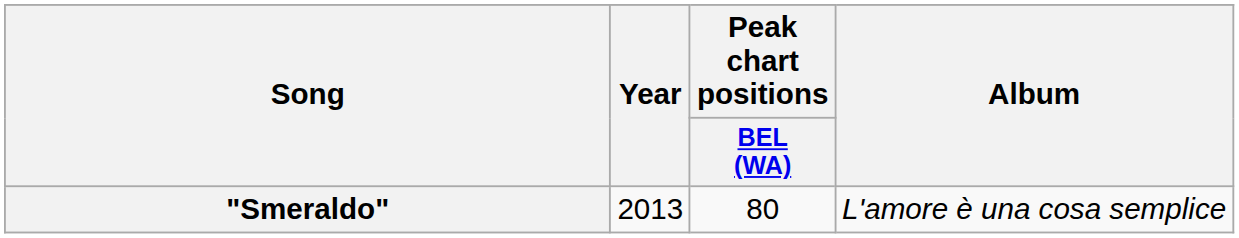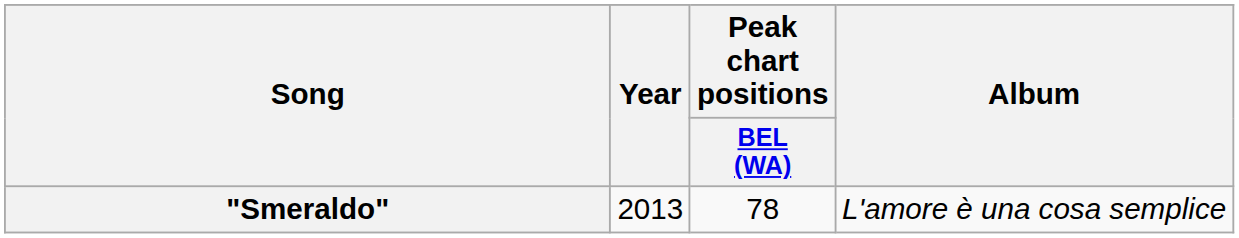(763, 208) 80 -> (763, 208) 78
